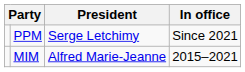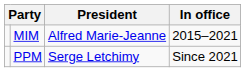rows swapped: (26, 56) <-> (28, 35)
